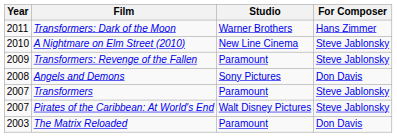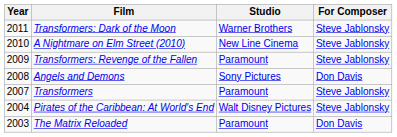(346, 28) Hans Zimmer -> (353, 28) Steve Jablonsky
(18, 108) 2007 -> (18, 108) 2004
